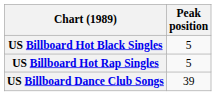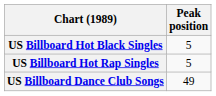(189, 81) 39 -> (189, 81) 49
